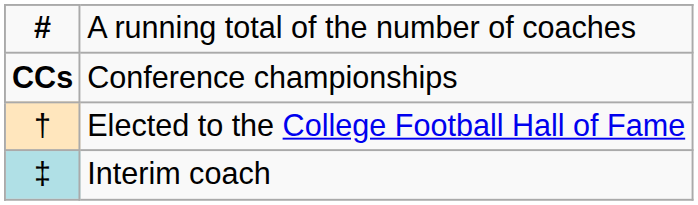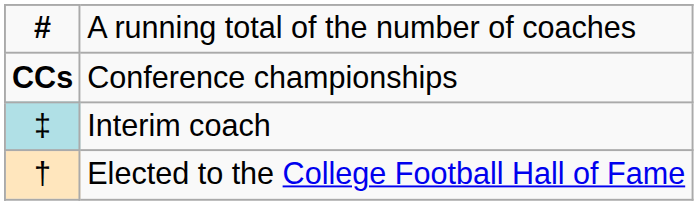rows swapped: (386, 125) <-> (179, 174)
